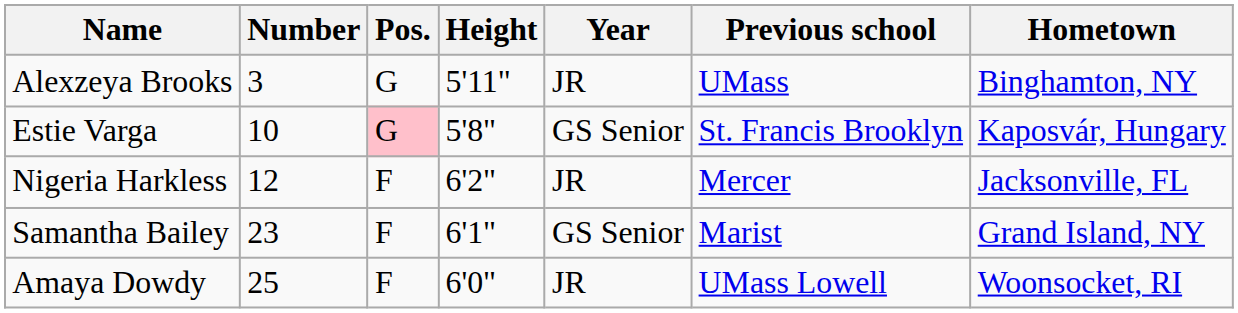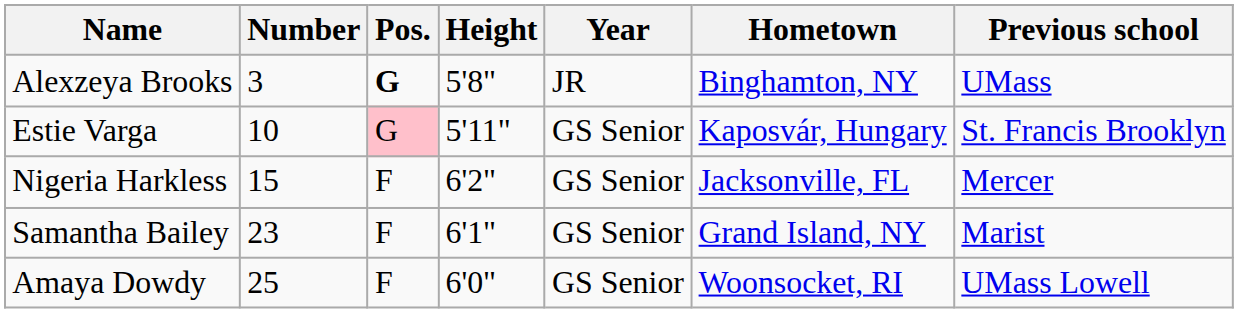columns swapped: (1102, 29) <-> (831, 29)
(387, 80) normal -> (387, 80) bold
(478, 80) 5'11" -> (471, 80) 5'8"
(471, 130) 5'8" -> (478, 130) 5'11"
(263, 181) 12 -> (263, 181) 15
(569, 181) JR -> (618, 181) GS Senior
(569, 282) JR -> (618, 282) GS Senior
